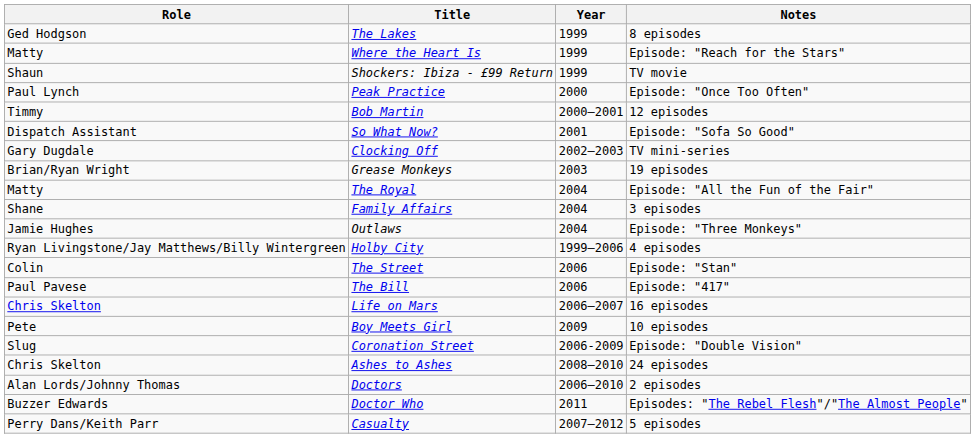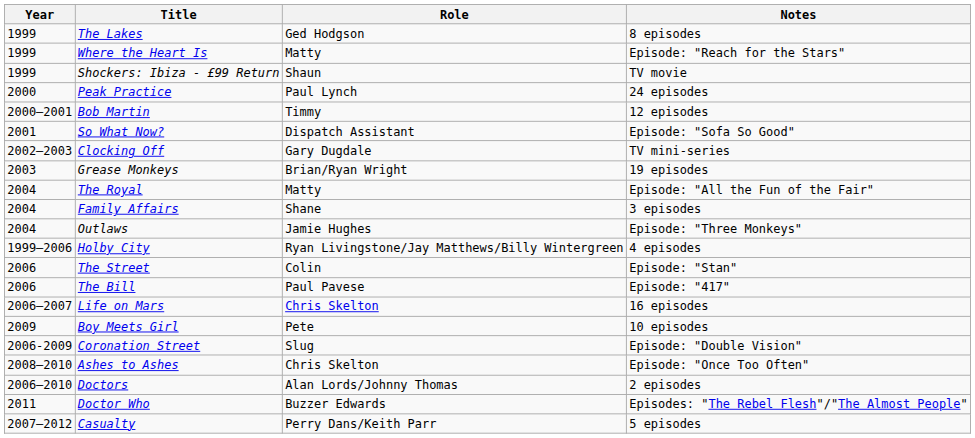columns swapped: (591, 14) <-> (177, 14)
(719, 92) Episode: "Once Too Often" -> (669, 92) 24 episodes
(669, 365) 24 episodes -> (719, 365) Episode: "Once Too Often"
